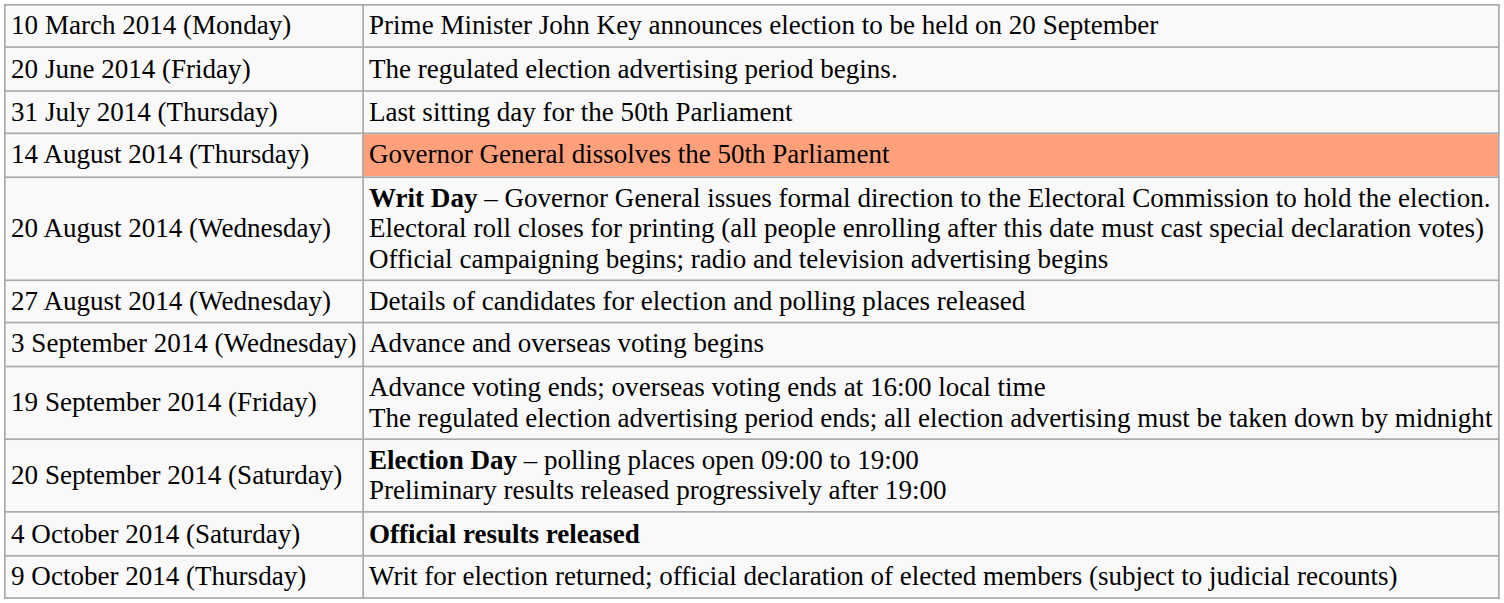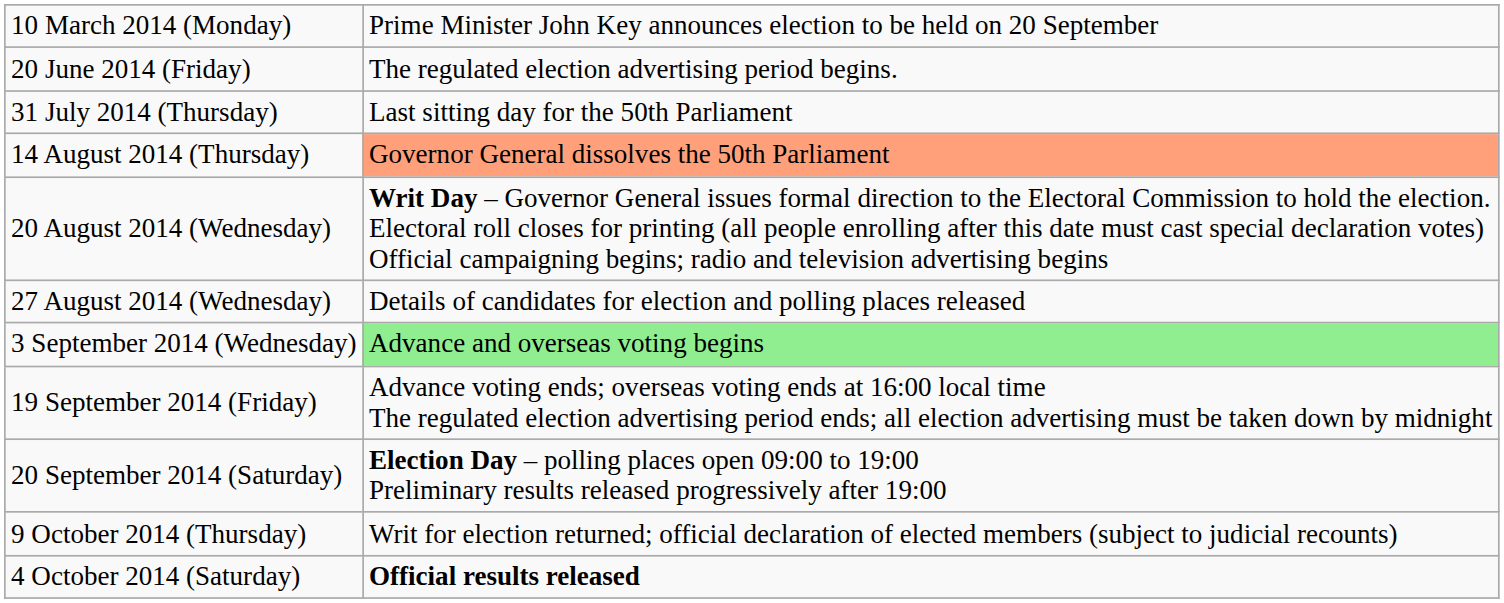(567, 344) no background -> (567, 344) lightgreen background
rows swapped: (156, 533) <-> (159, 576)
